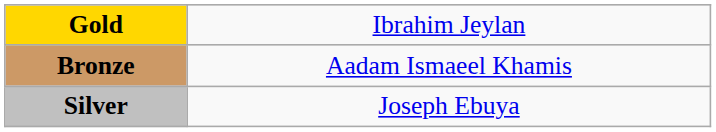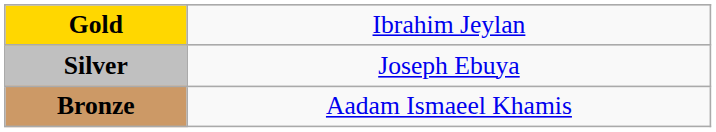rows swapped: (96, 106) <-> (96, 65)
